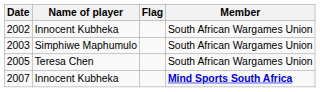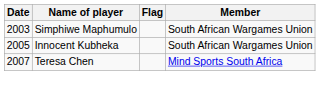- row: (18, 29)
(64, 62) Teresa Chen -> (77, 45) Innocent Kubheka
(77, 78) Innocent Kubheka -> (64, 62) Teresa Chen
(230, 78) bold -> (225, 62) normal
